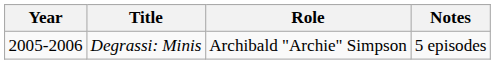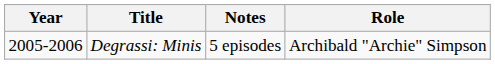columns swapped: (308, 18) <-> (451, 18)
